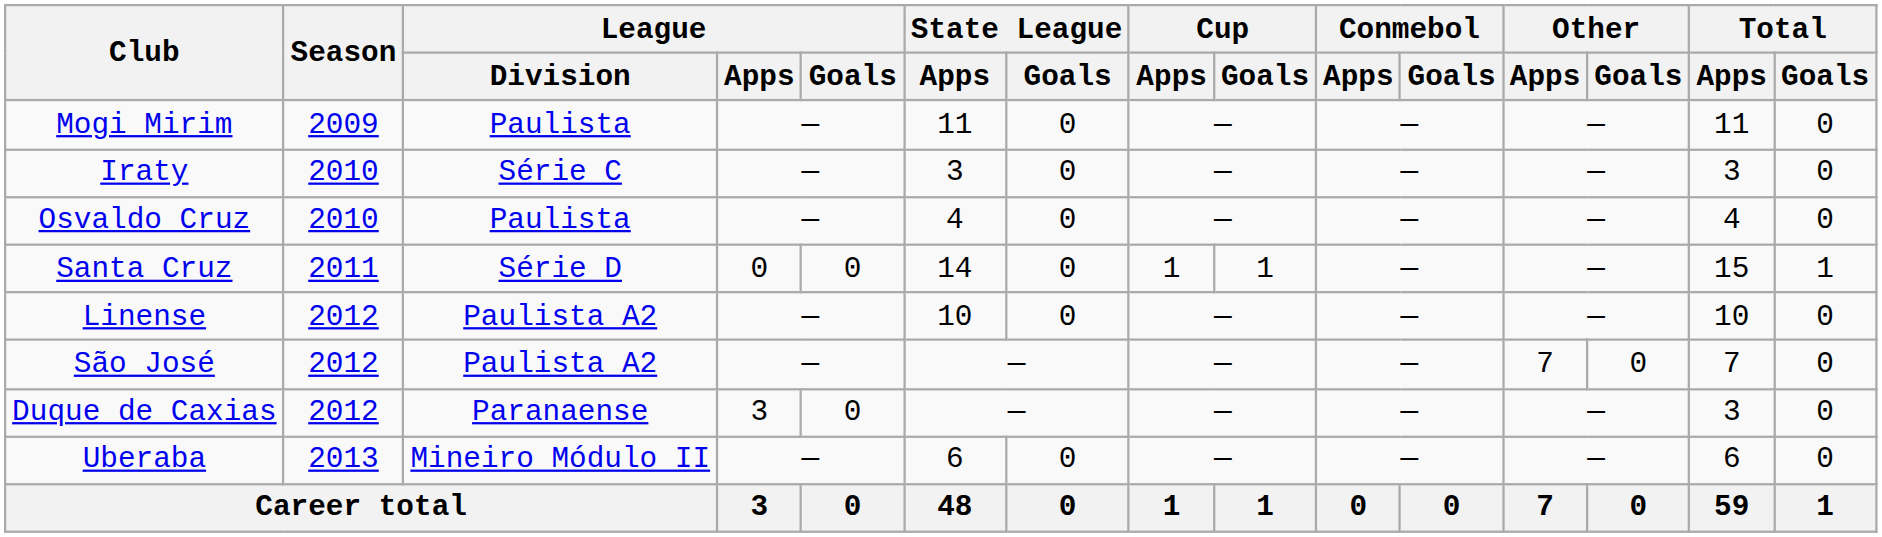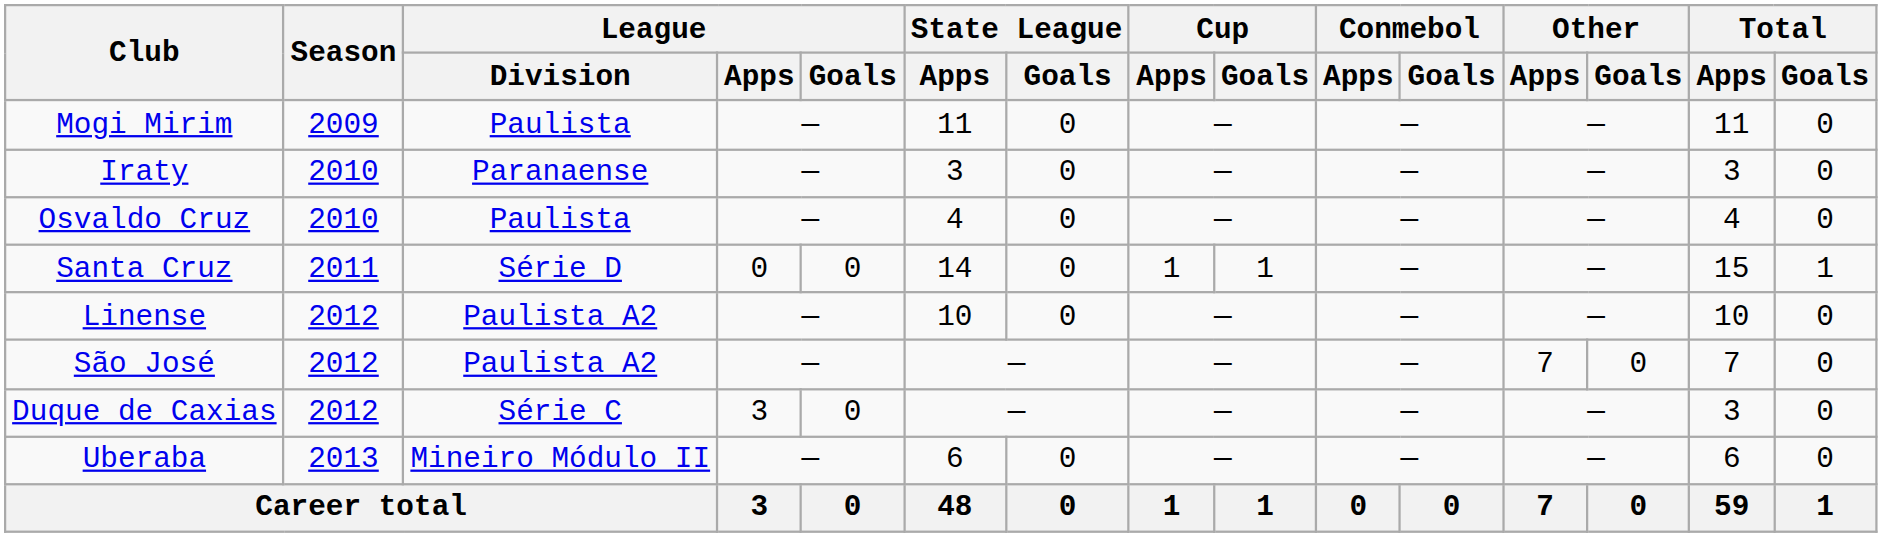(560, 173) Série C -> (560, 173) Paranaense
(560, 412) Paranaense -> (560, 412) Série C
